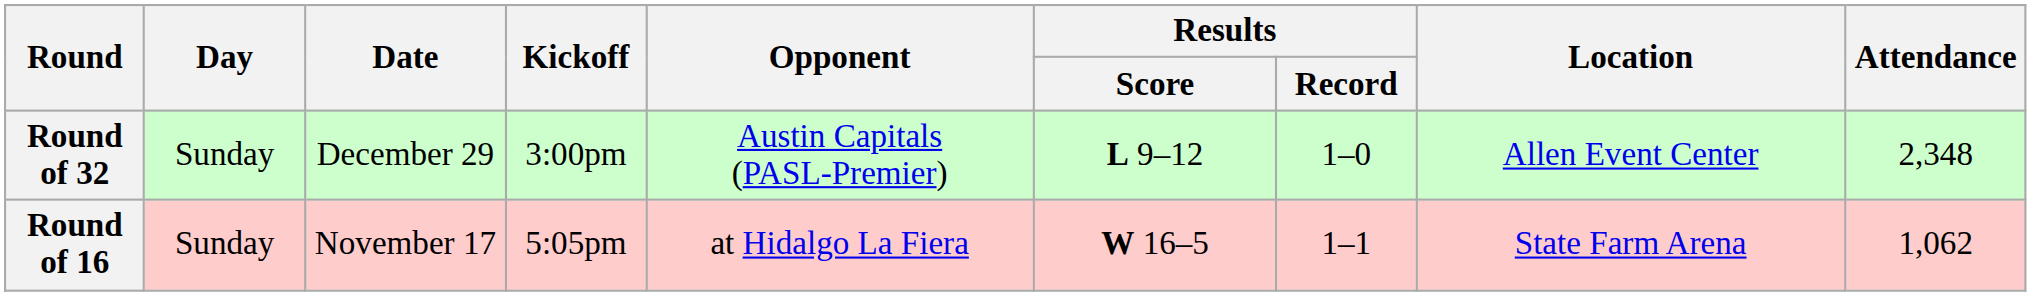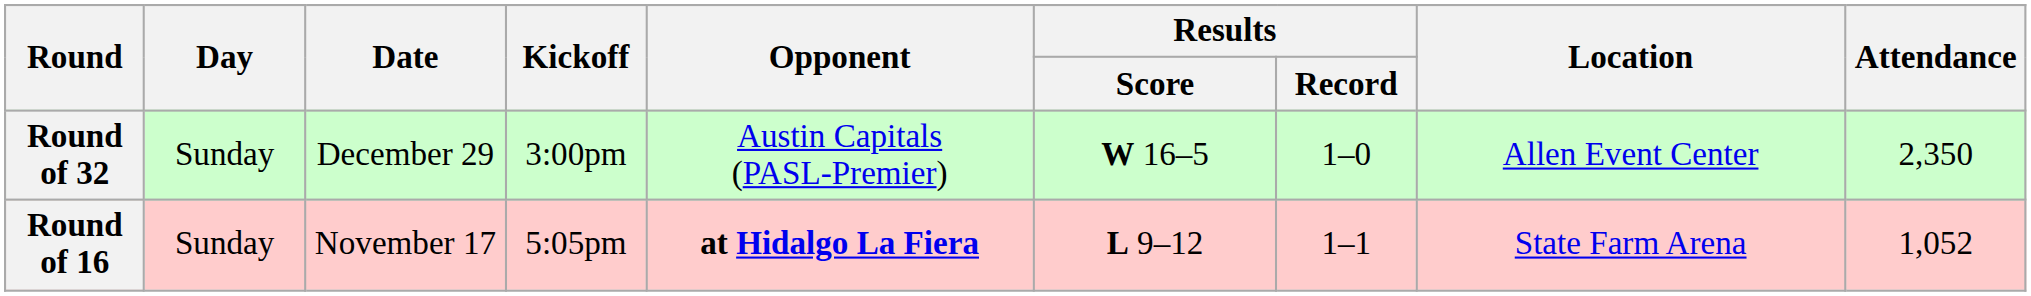(1155, 154) L 9–12 -> (1155, 154) W 16–5
(1936, 154) 2,348 -> (1936, 154) 2,350
(840, 244) normal -> (840, 244) bold
(1155, 244) W 16–5 -> (1155, 244) L 9–12
(1936, 244) 1,062 -> (1936, 244) 1,052
